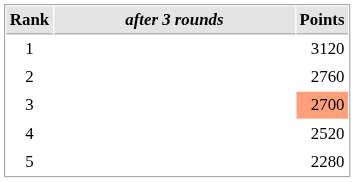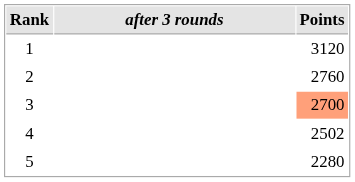(328, 133) 2520 -> (328, 133) 2502
